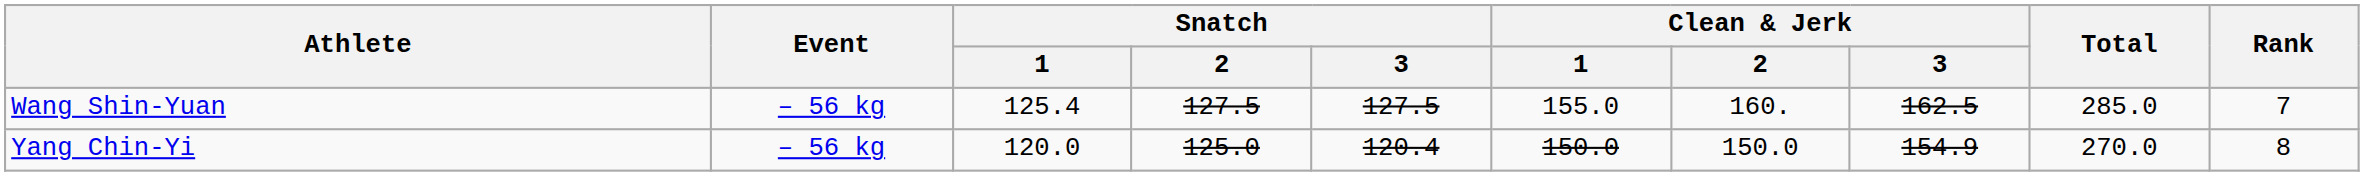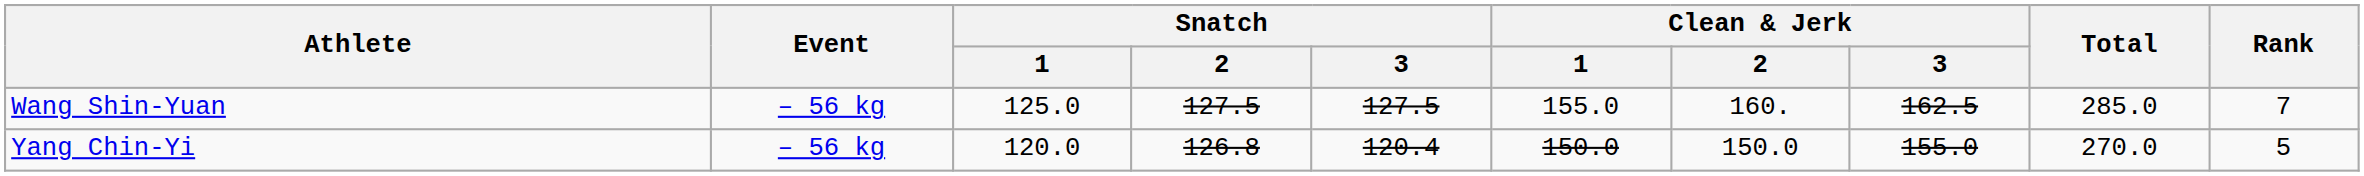(1042, 109) 125.4 -> (1042, 109) 125.0
(1222, 150) 125.0 -> (1222, 150) 126.8
(1940, 150) 154.9 -> (1940, 150) 155.0
(2283, 150) 8 -> (2283, 150) 5
